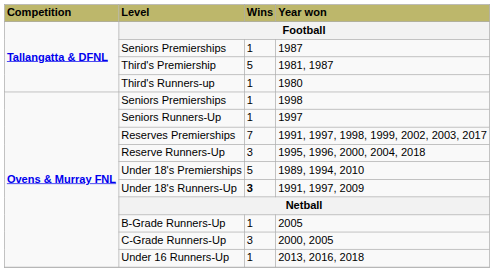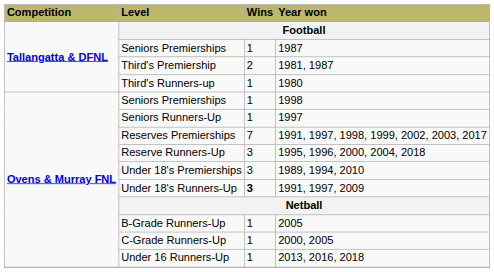(250, 65) 5 -> (250, 65) 2
(250, 170) 5 -> (250, 170) 3
(250, 240) 3 -> (250, 240) 1
